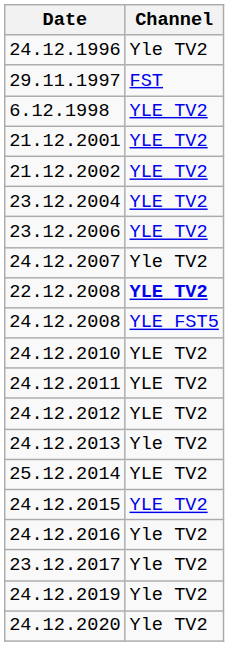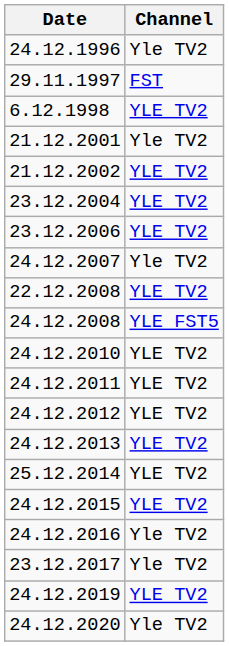(169, 141) YLE TV2 -> (169, 141) Yle TV2
(169, 293) bold -> (169, 293) normal
(169, 444) Yle TV2 -> (169, 444) YLE TV2
(169, 596) Yle TV2 -> (169, 596) YLE TV2
